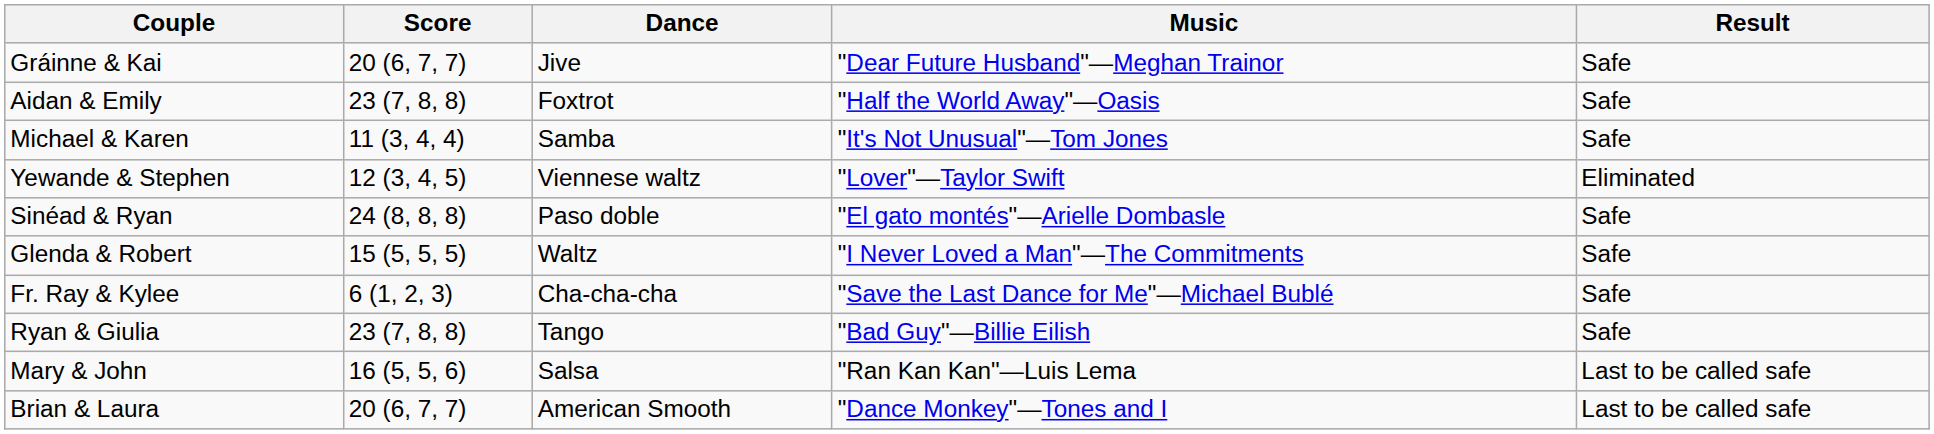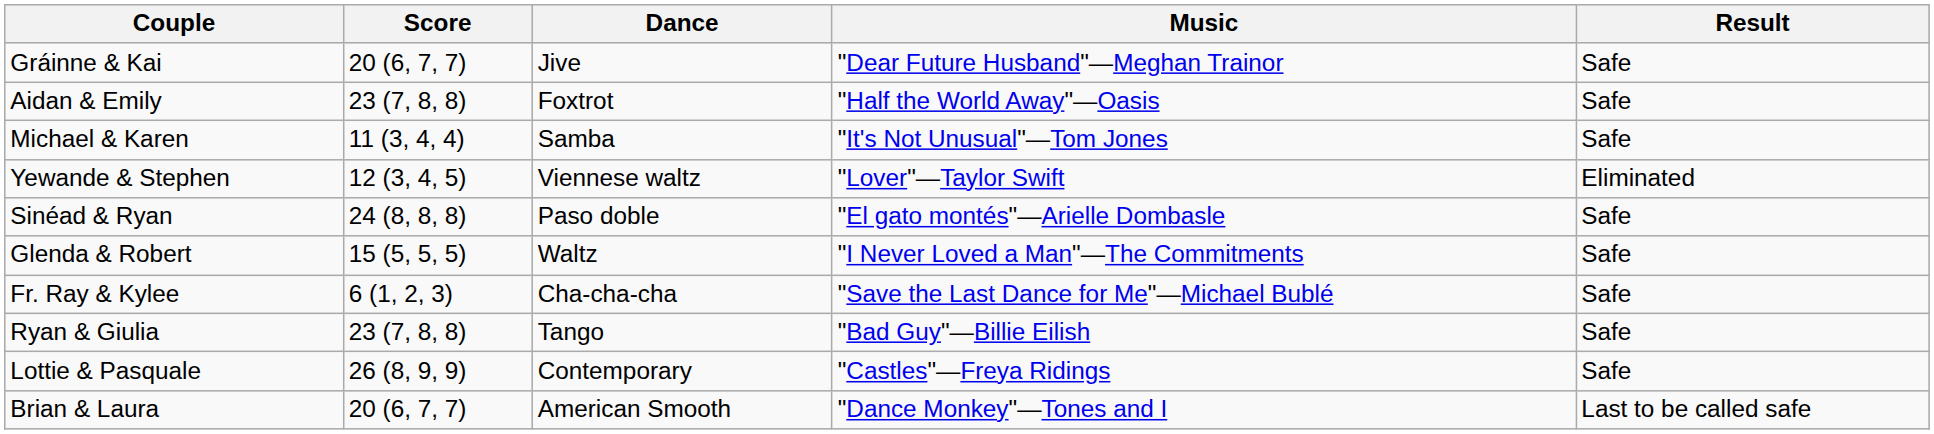+ row: (106, 370)
- row: (79, 370)
